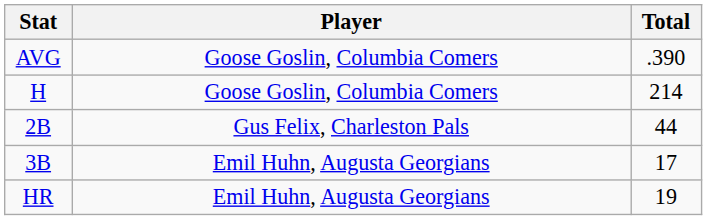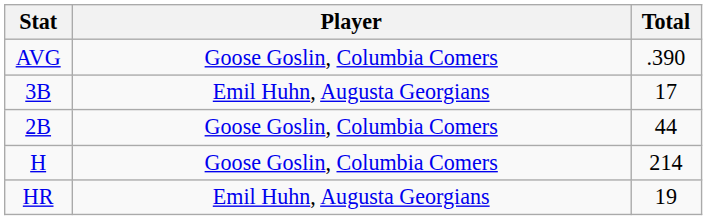rows swapped: (38, 92) <-> (38, 162)
(351, 127) Gus Felix, Charleston Pals -> (351, 127) Goose Goslin, Columbia Comers
